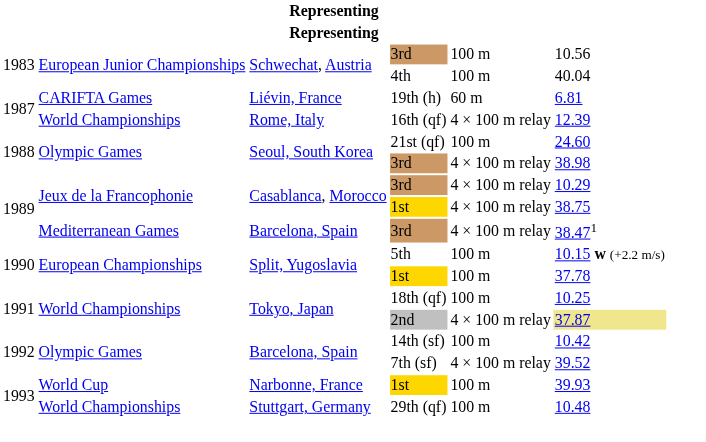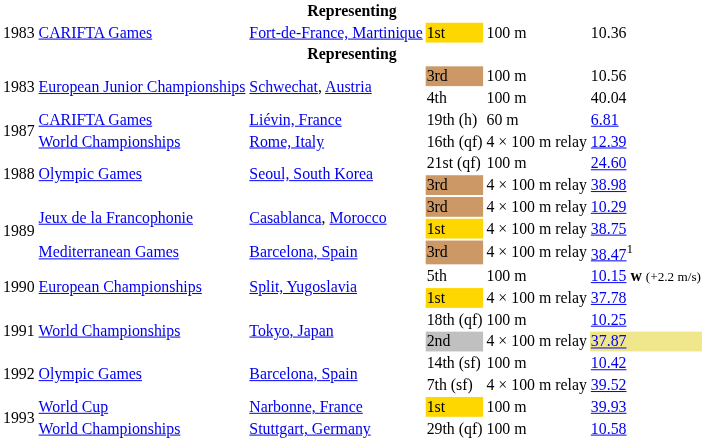+ row: (336, 32)
(470, 276) 100 m -> (537, 298) 4 × 100 m relay
(573, 407) 10.48 -> (609, 428) 10.58
